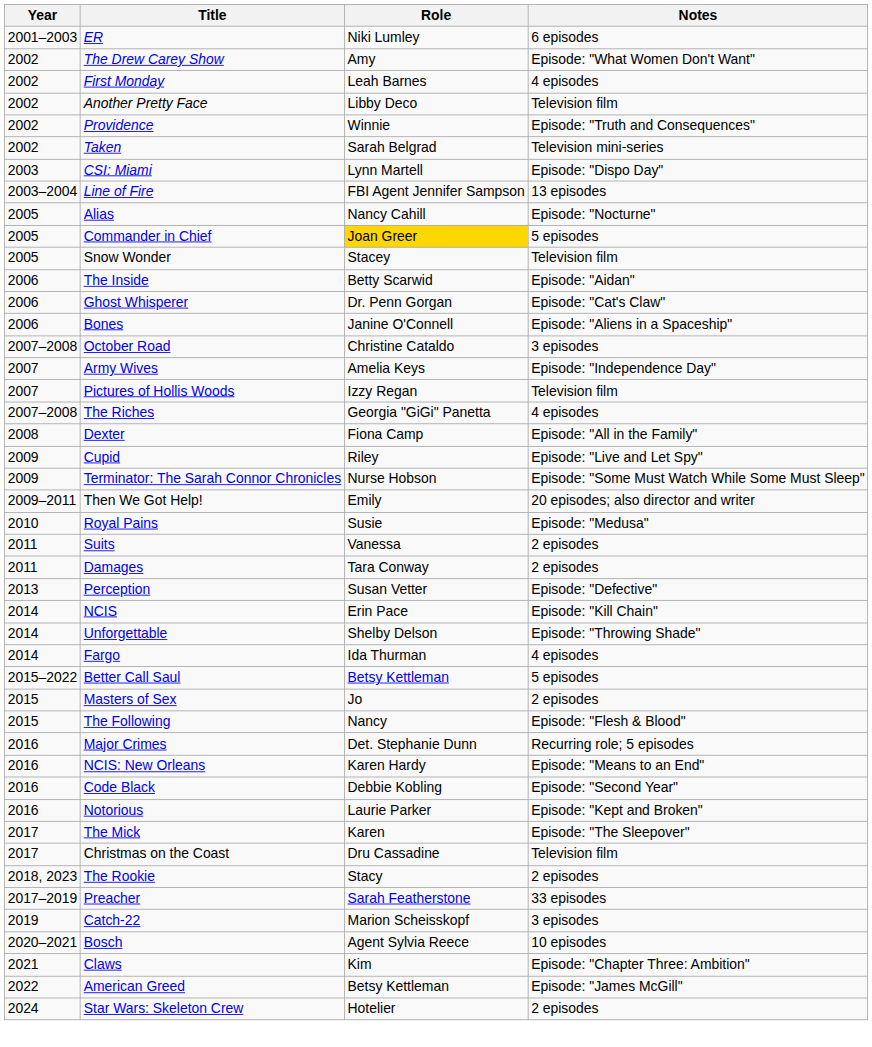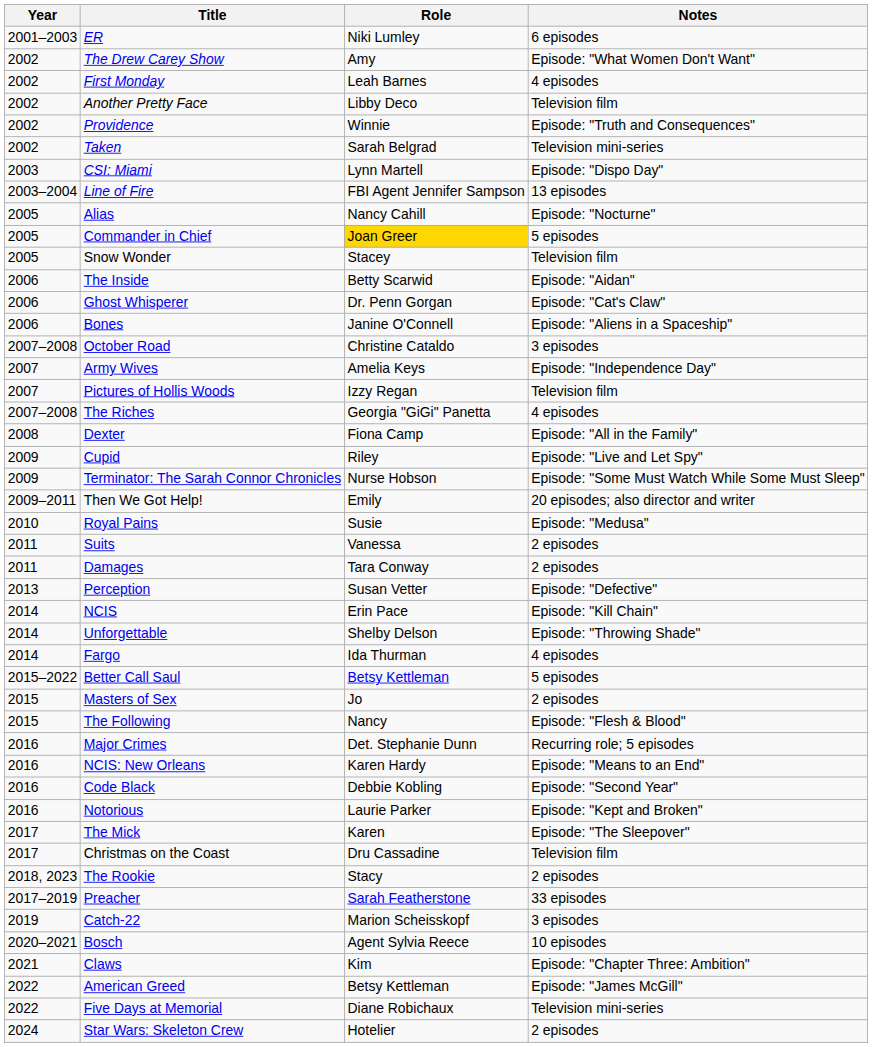+ row: (153, 1008)
